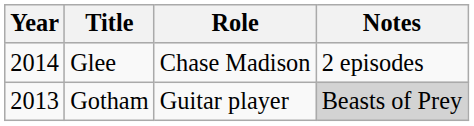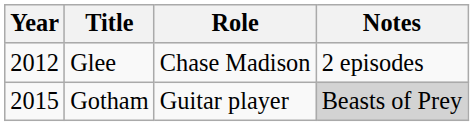(35, 62) 2014 -> (35, 62) 2012
(35, 100) 2013 -> (35, 100) 2015
